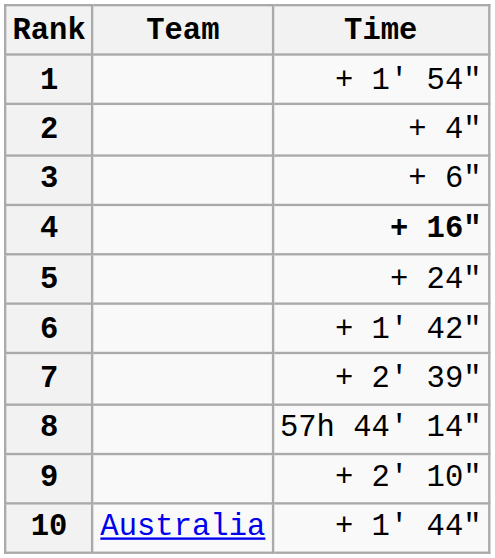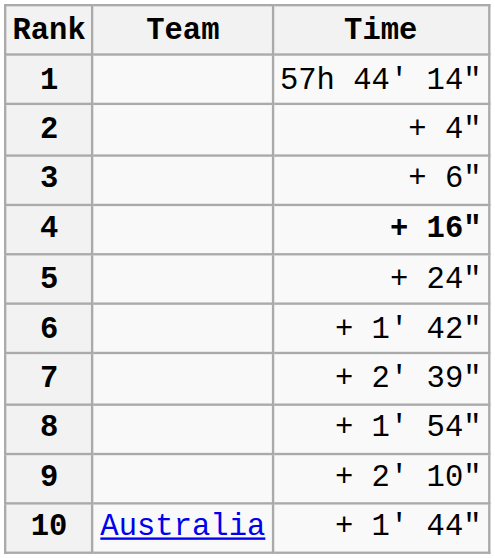(408, 80) + 1' 54" -> (381, 80) 57h 44' 14"
(381, 428) 57h 44' 14" -> (408, 428) + 1' 54"
